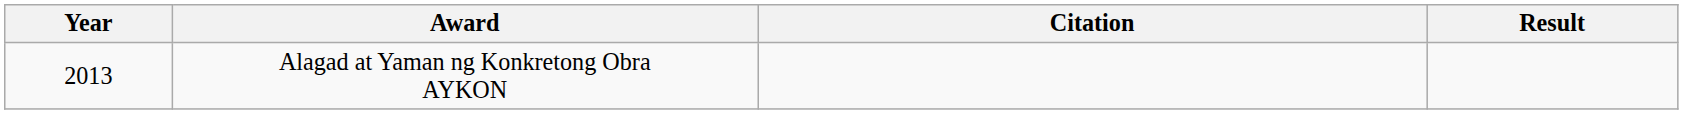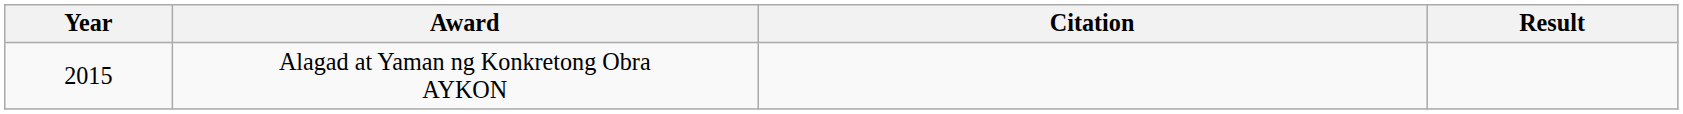(88, 75) 2013 -> (88, 75) 2015
